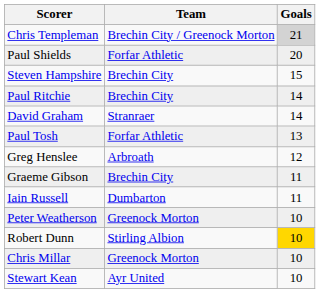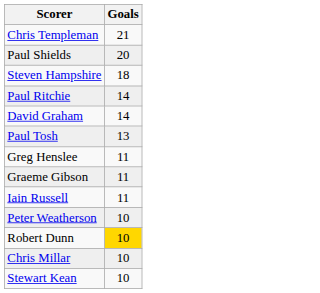- column: (191, 14)
(296, 34) lightgrey background -> (123, 34) no background
(296, 75) 15 -> (123, 75) 18
(296, 156) 12 -> (123, 156) 11
